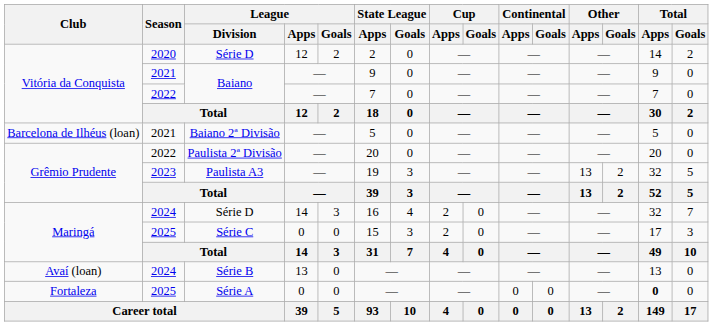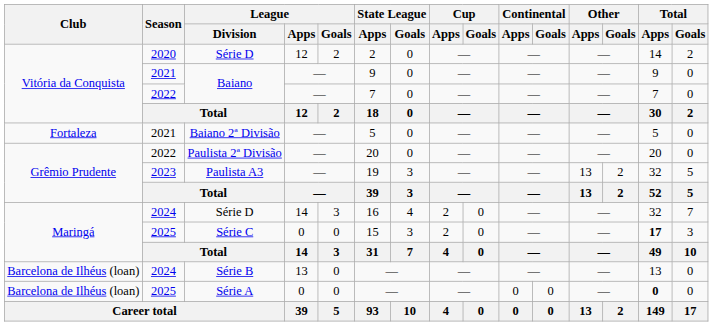(73, 133) Barcelona de Ilhéus (loan) -> (73, 133) Fortaleza
(655, 232) normal -> (655, 232) bold
(73, 271) Avaí (loan) -> (73, 271) Barcelona de Ilhéus (loan)
(73, 291) Fortaleza -> (73, 291) Barcelona de Ilhéus (loan)
